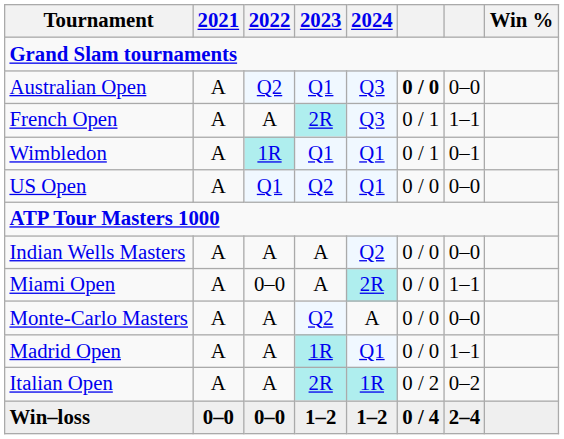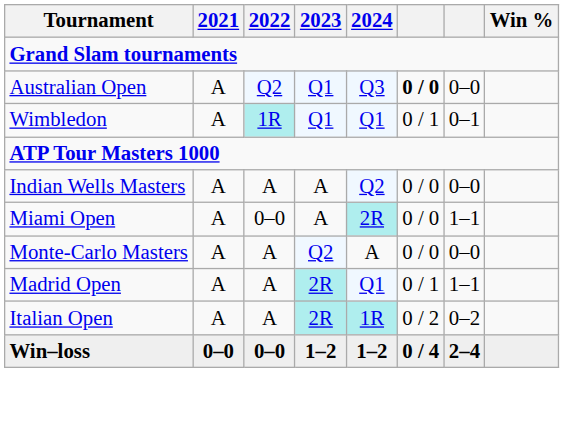- row: (63, 119)
- row: (48, 185)
(321, 350) 1R -> (321, 284) 2R
(421, 350) 0 / 0 -> (421, 284) 0 / 1
